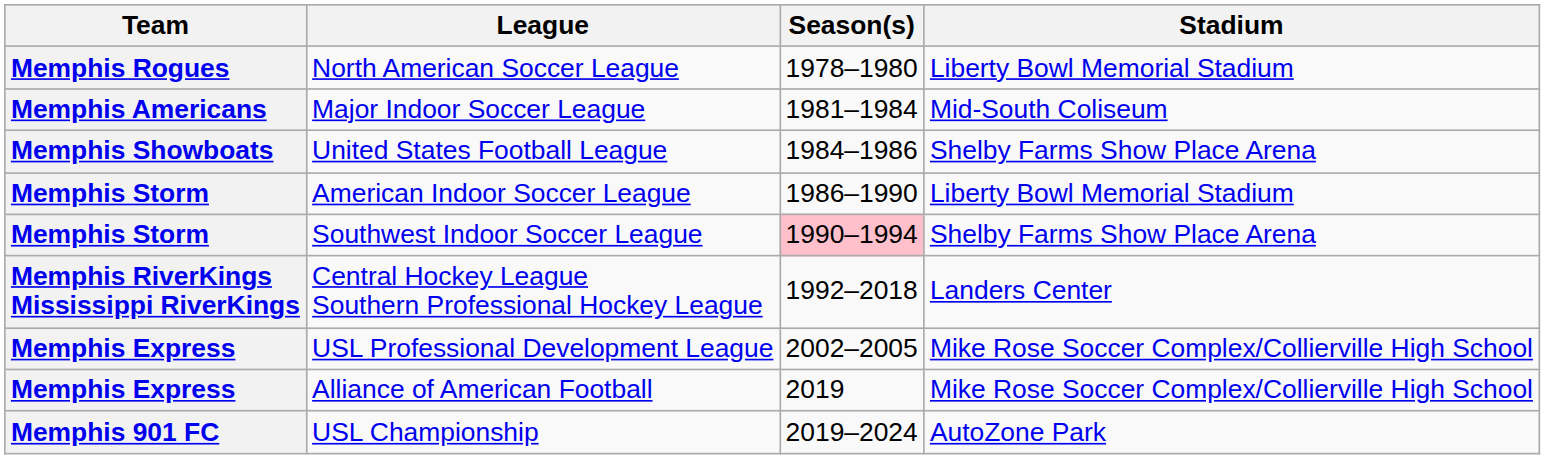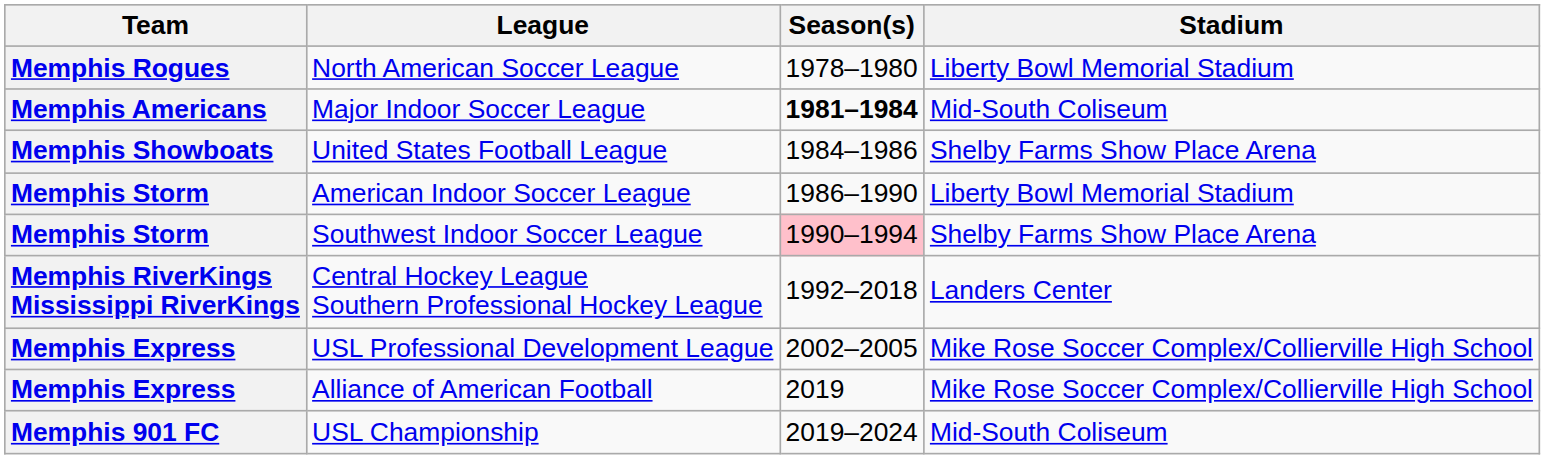(852, 109) normal -> (852, 109) bold
(1018, 431) AutoZone Park -> (1049, 431) Mid-South Coliseum
